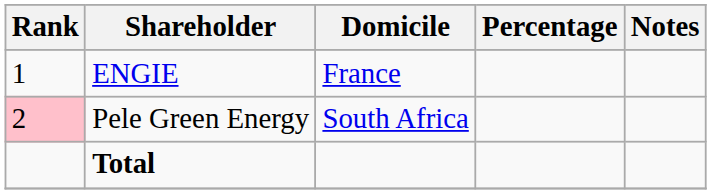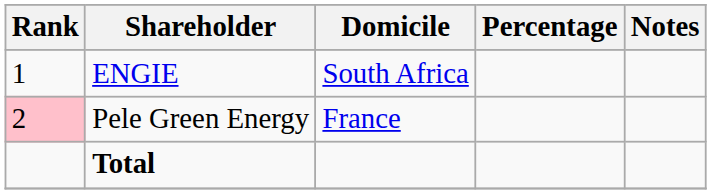(362, 73) France -> (396, 73) South Africa
(396, 118) South Africa -> (362, 118) France
